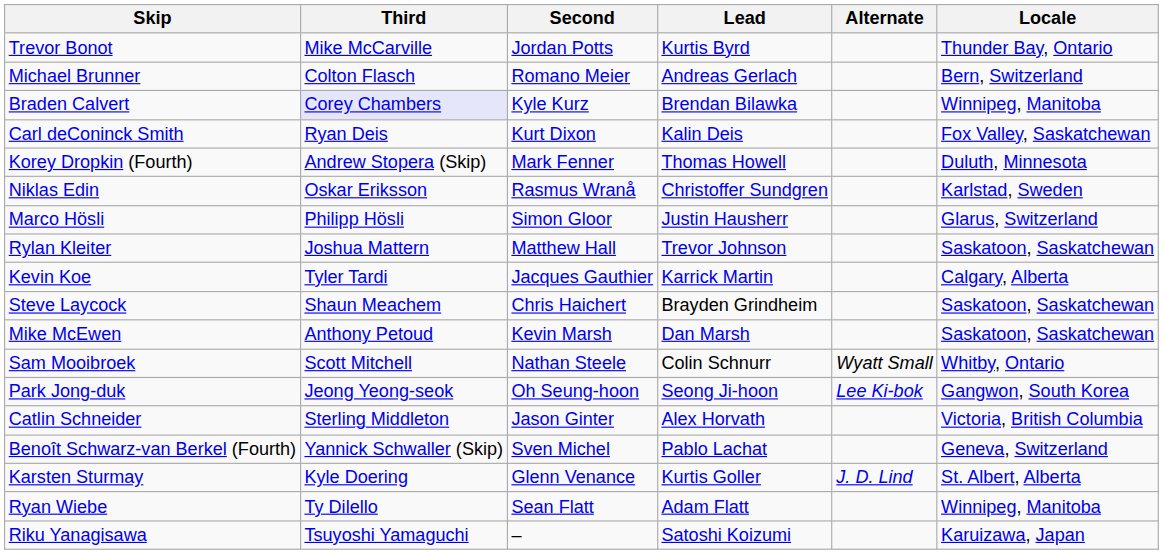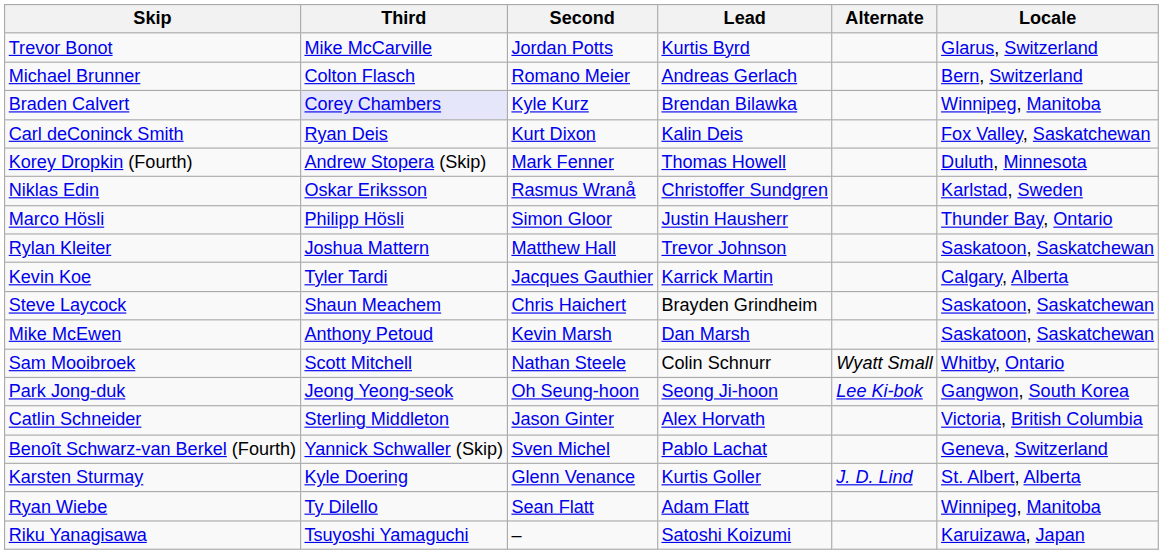(1027, 47) Thunder Bay, Ontario -> (1019, 47) Glarus, Switzerland
(1019, 219) Glarus, Switzerland -> (1027, 219) Thunder Bay, Ontario
